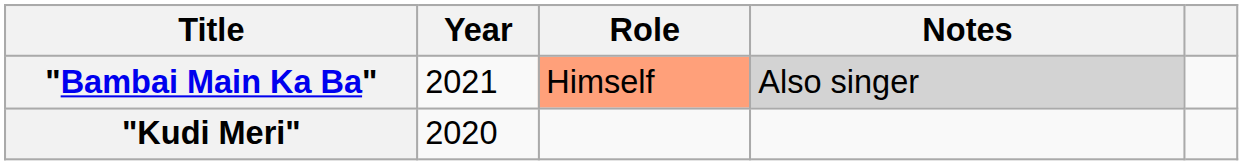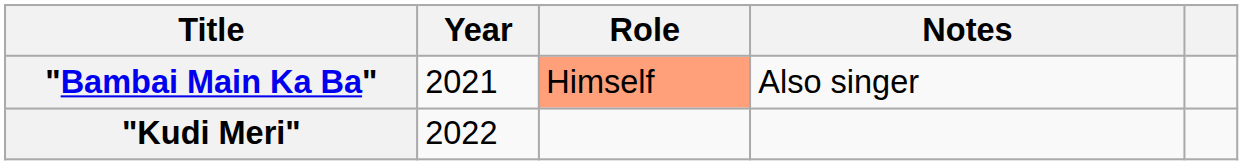(839, 81) lightgrey background -> (839, 81) no background
(461, 133) 2020 -> (461, 133) 2022
